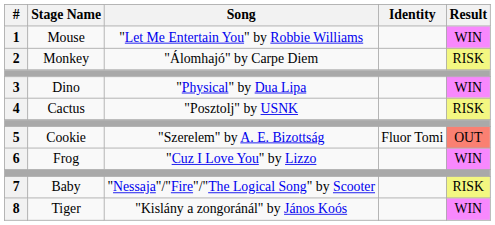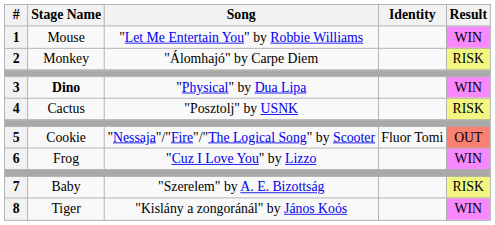(66, 87) normal -> (66, 87) bold
(241, 137) "Szerelem" by A. E. Bizottság -> (241, 137) "Nessaja"/"Fire"/"The Logical Song" by Scooter
(241, 187) "Nessaja"/"Fire"/"The Logical Song" by Scooter -> (241, 187) "Szerelem" by A. E. Bizottság
